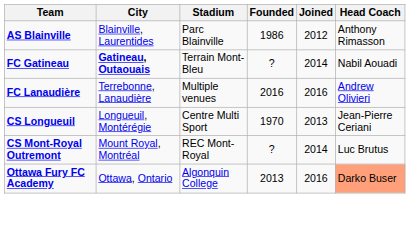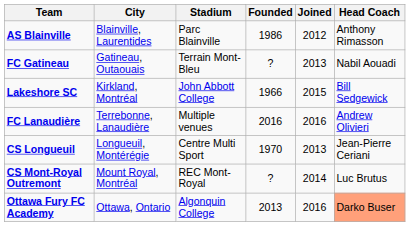(124, 64) bold -> (120, 64) normal
(316, 64) 2014 -> (315, 64) 2013
+ row: (42, 92)
